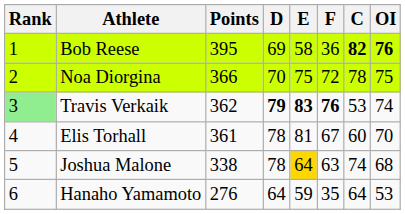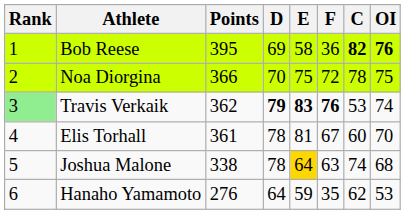(357, 194) 64 -> (357, 194) 62
